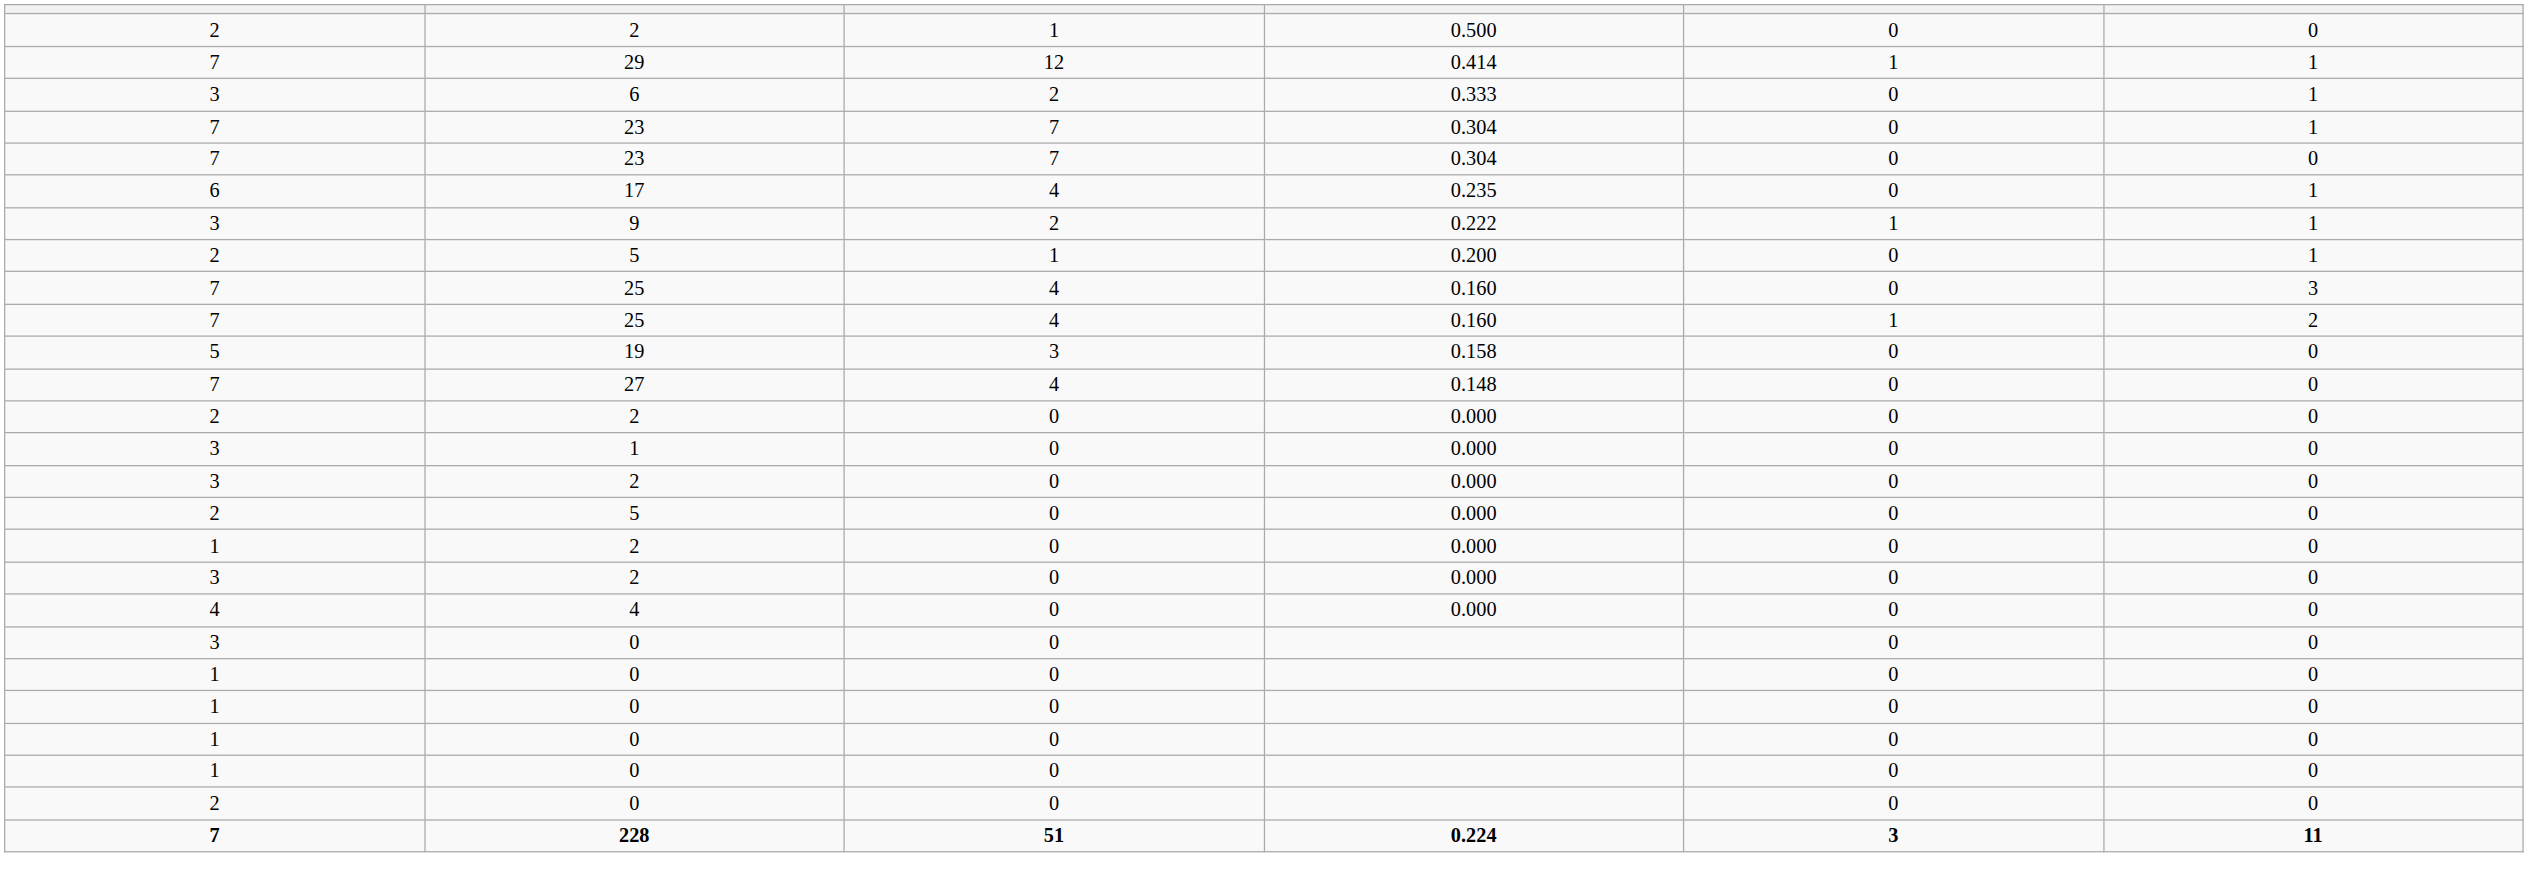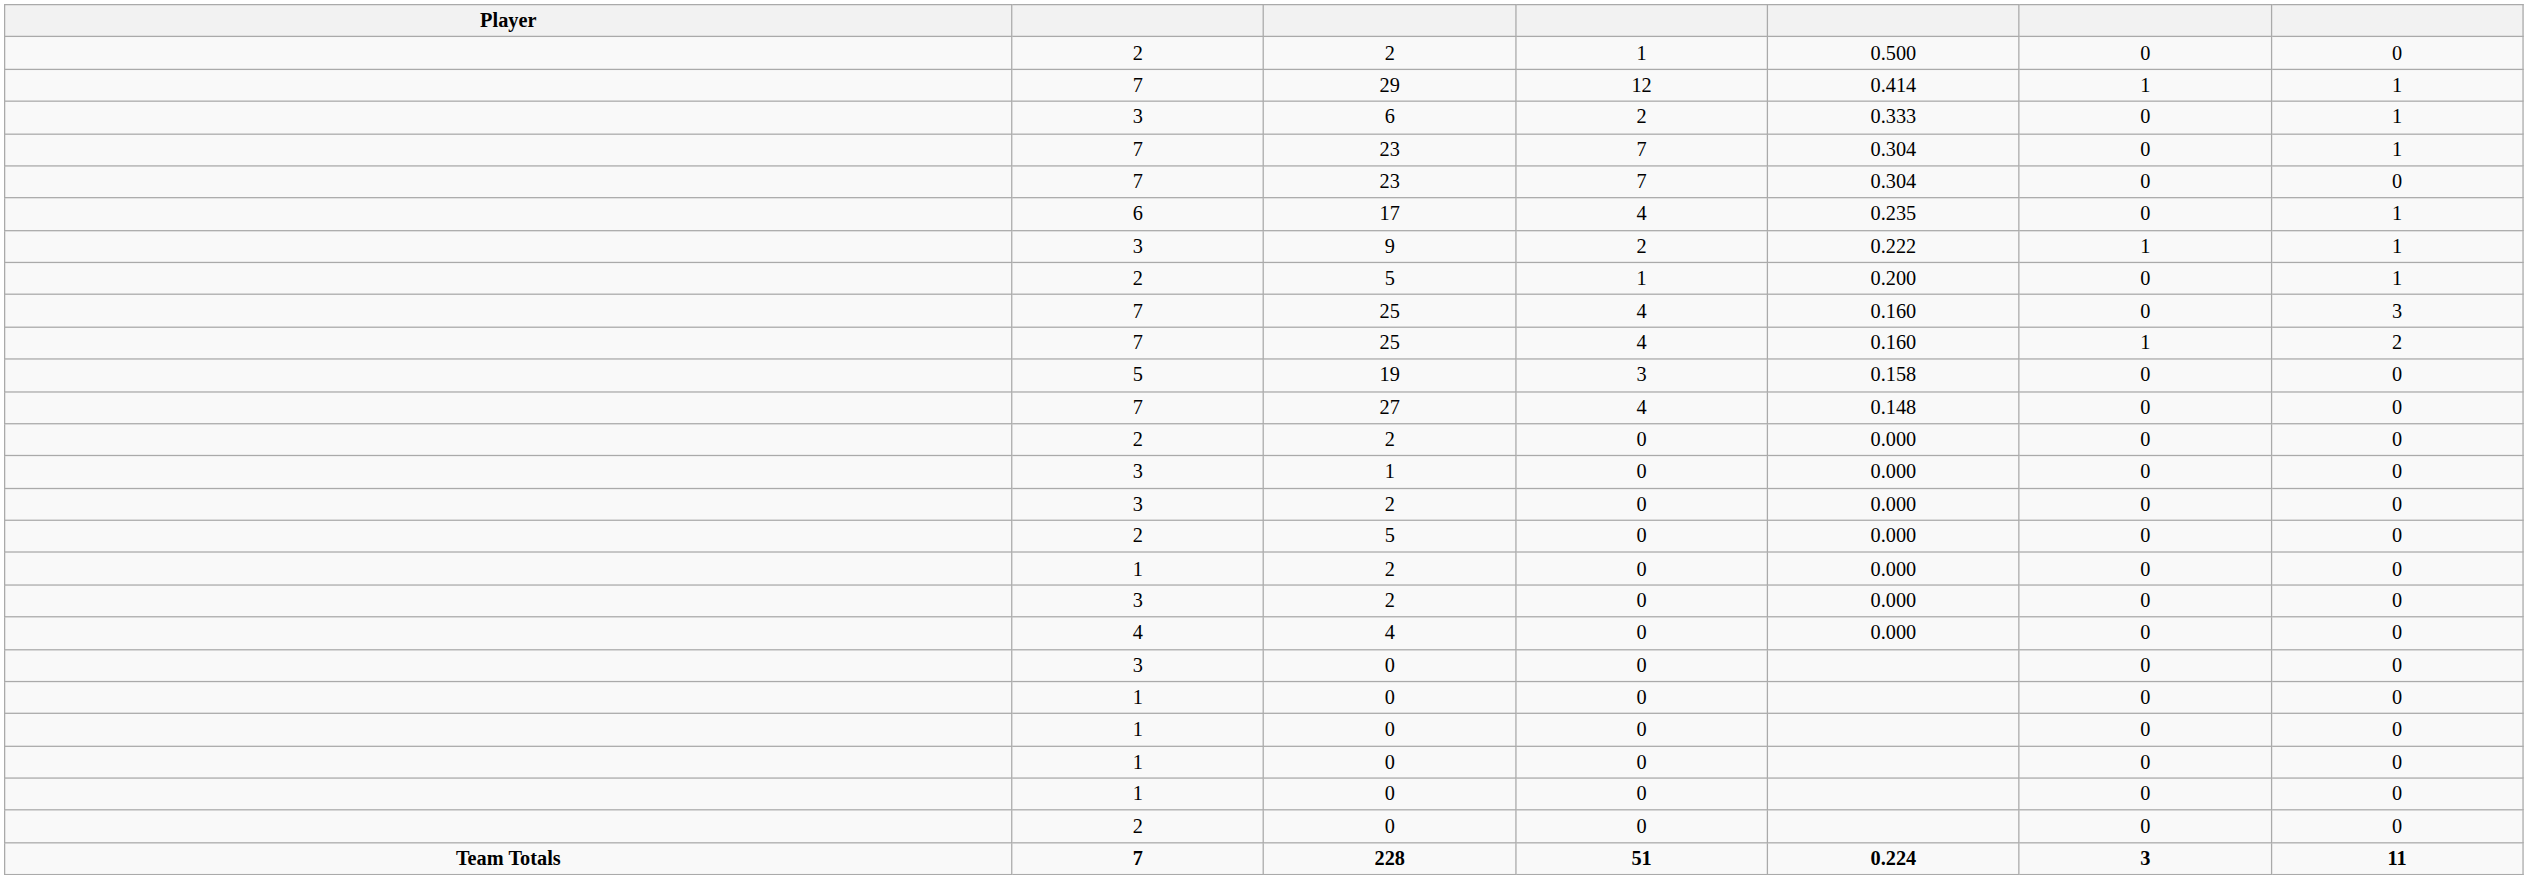+ column: (508, 20)
